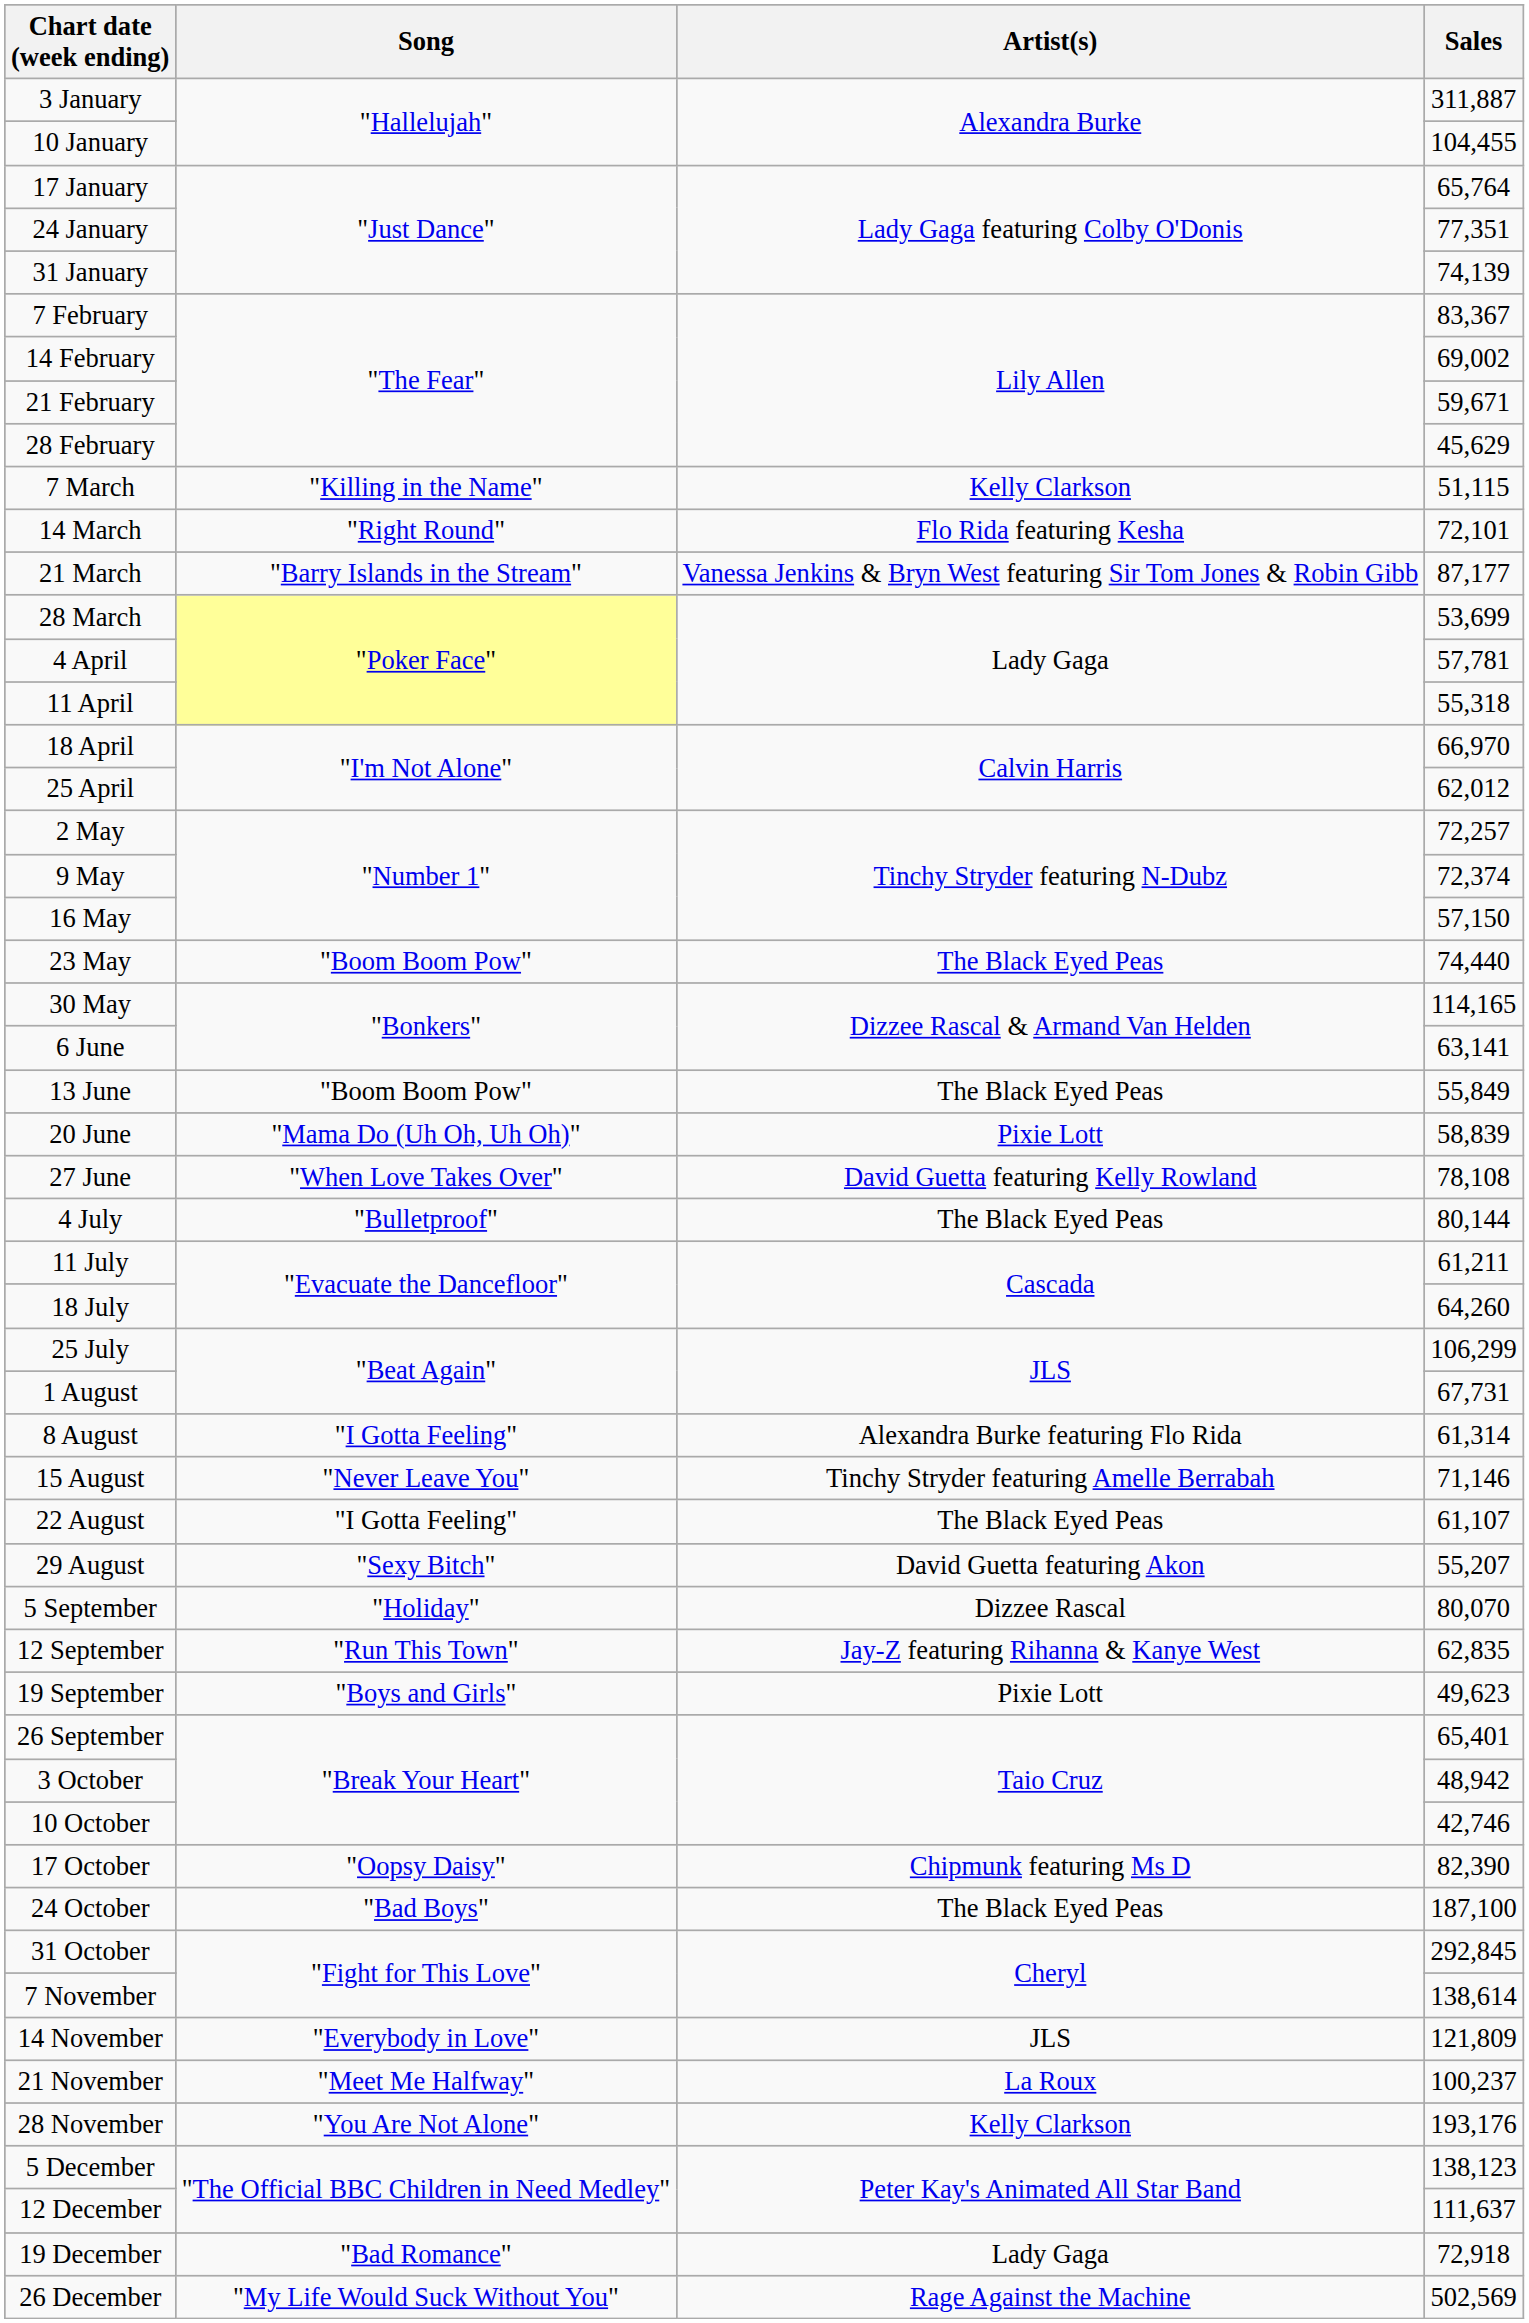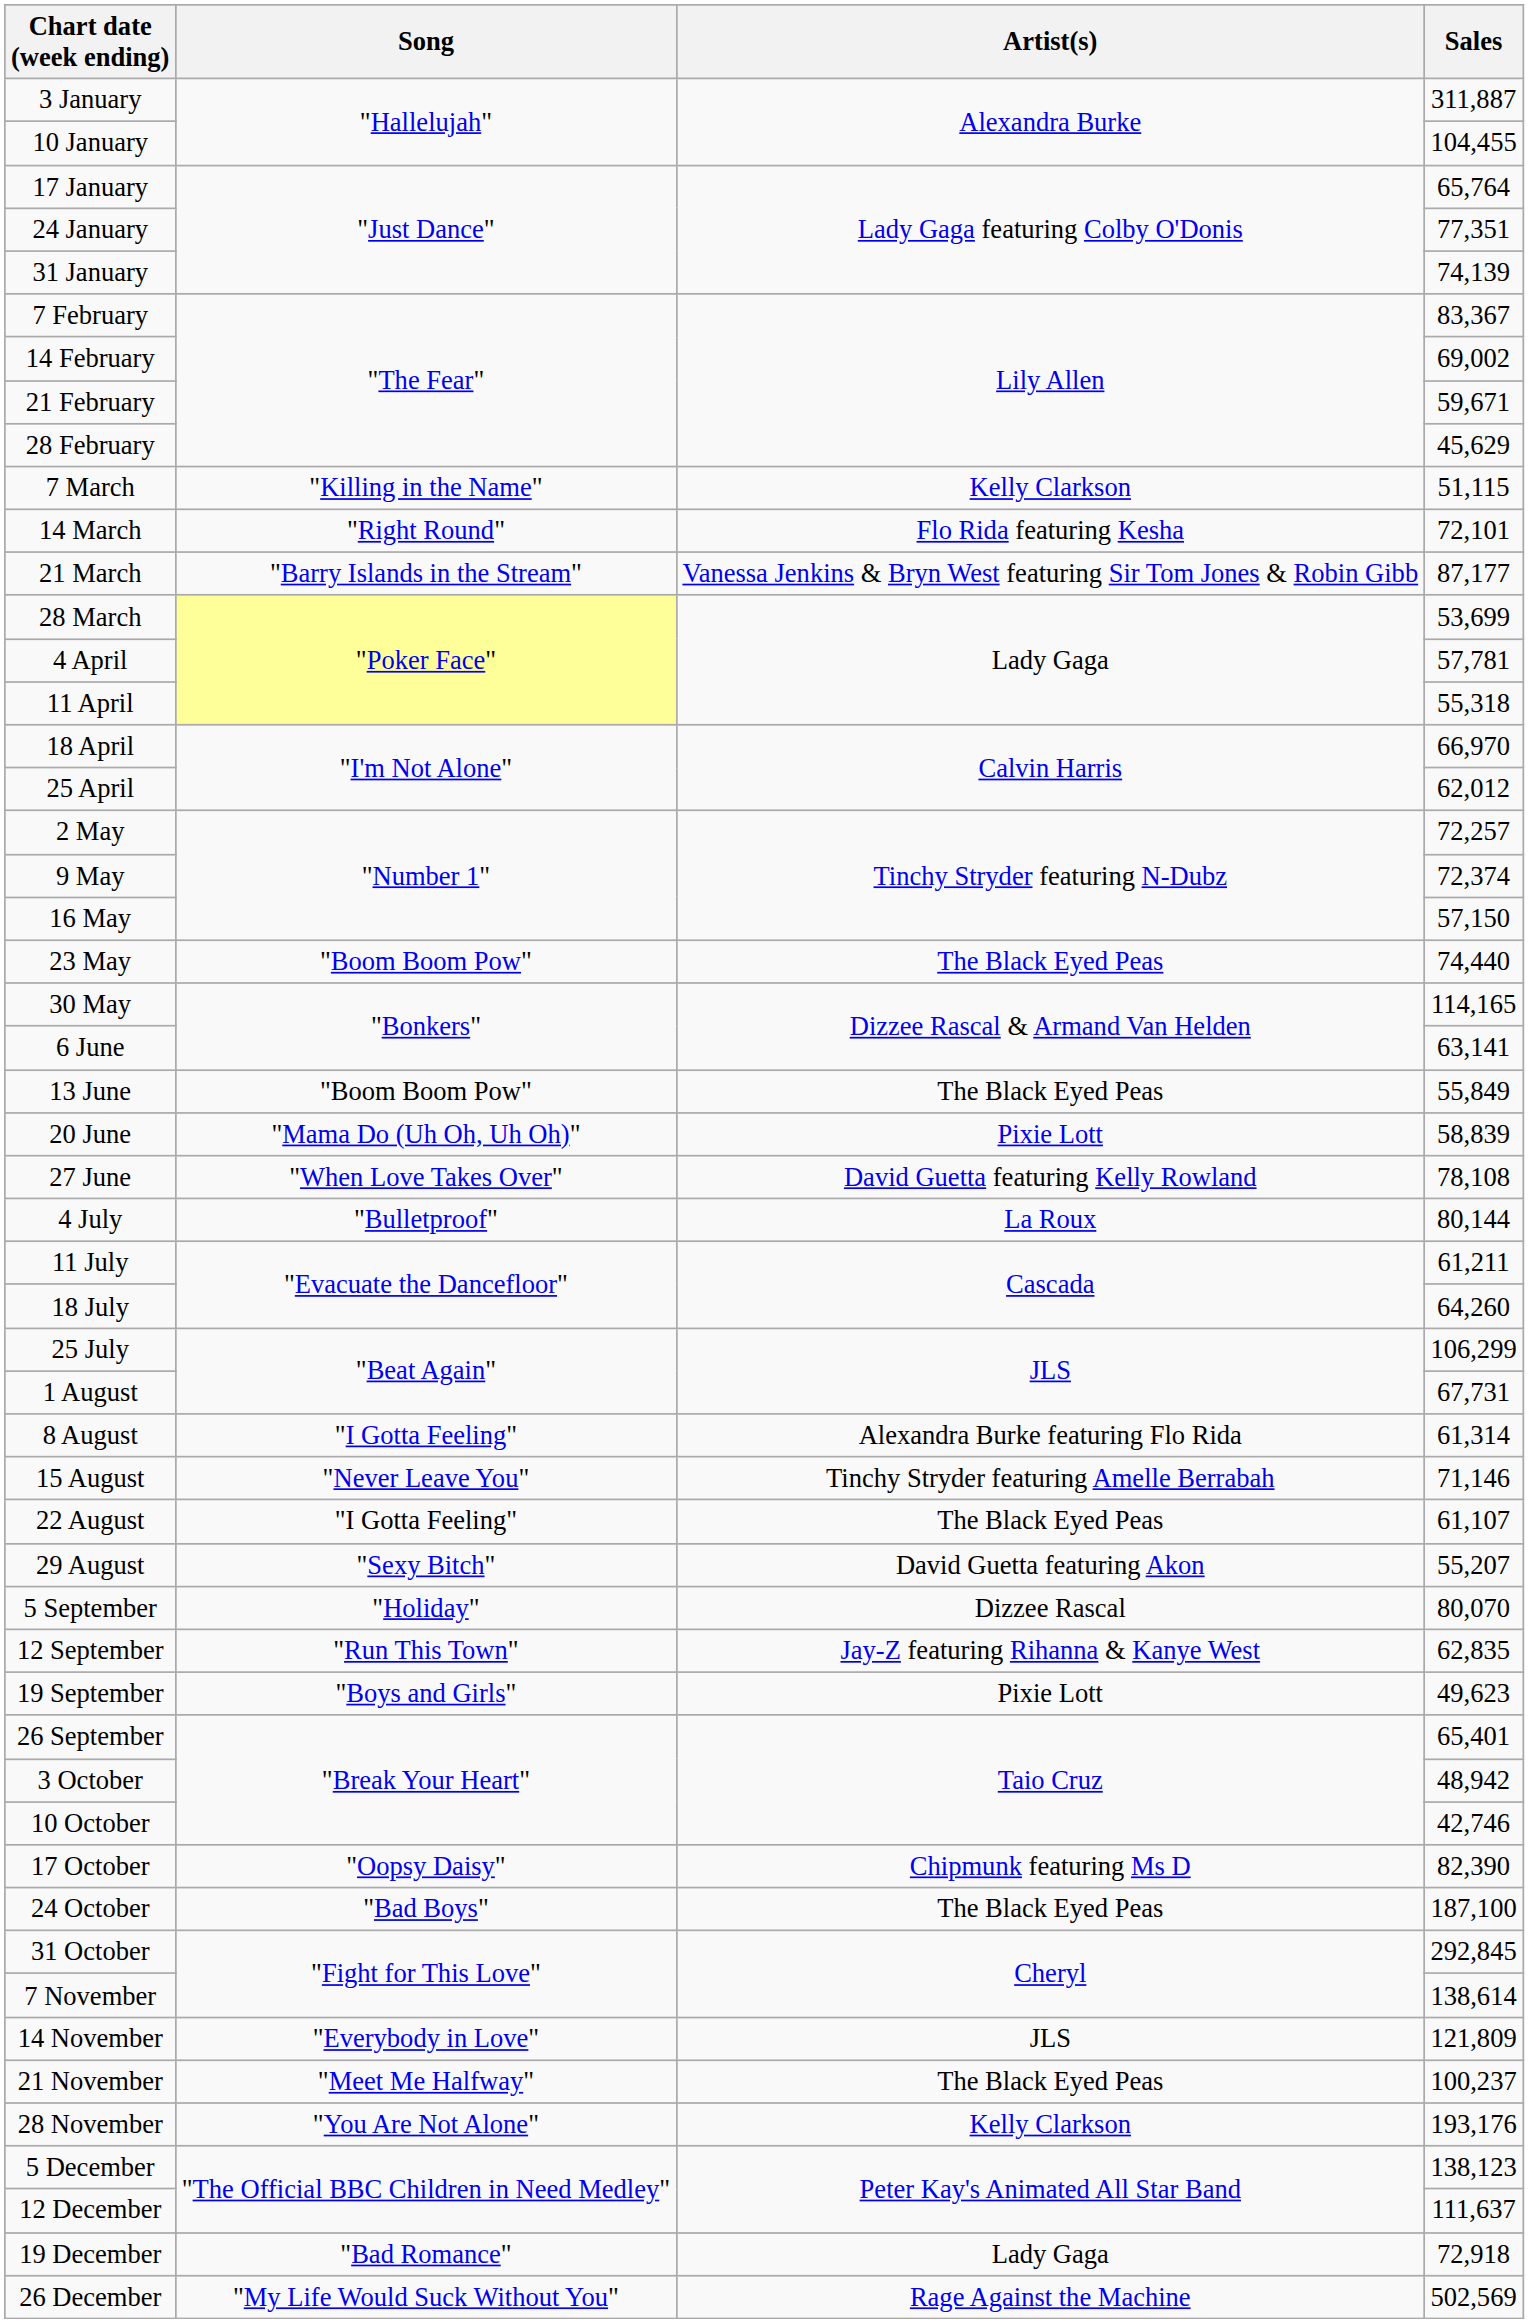(1050, 1219) The Black Eyed Peas -> (1050, 1219) La Roux
(1050, 2080) La Roux -> (1050, 2080) The Black Eyed Peas
